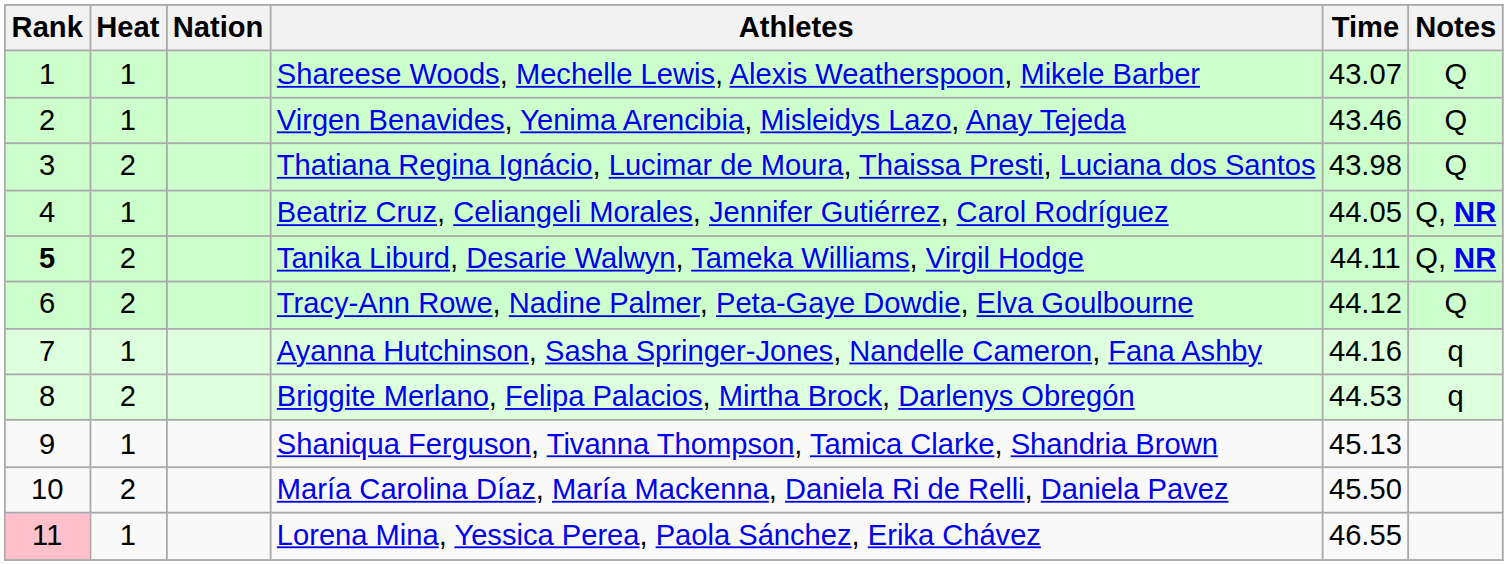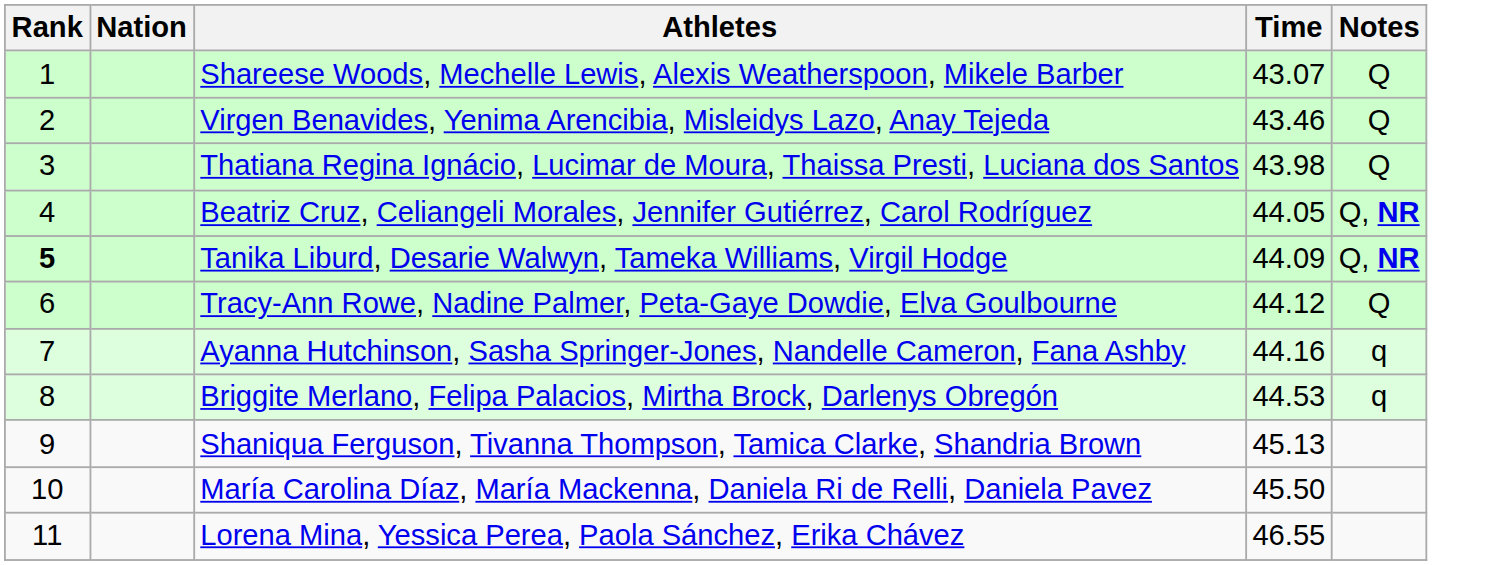- column: (128, 27)
(1365, 258) 44.11 -> (1289, 258) 44.09
(47, 535) pink background -> (47, 535) no background
